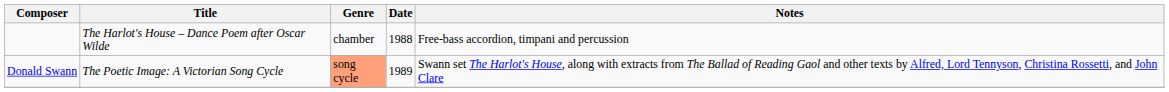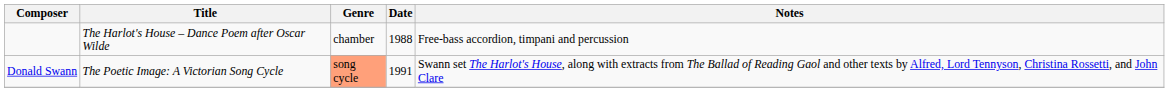(401, 71) 1989 -> (401, 71) 1991
